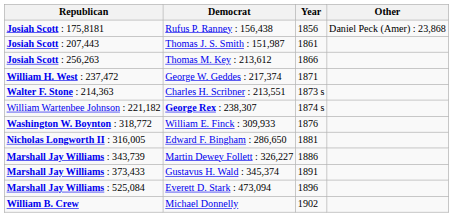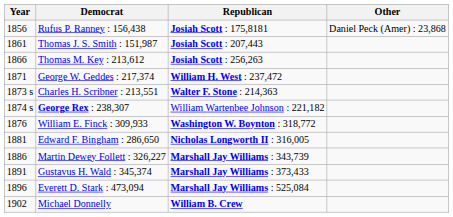columns swapped: (311, 12) <-> (84, 12)
